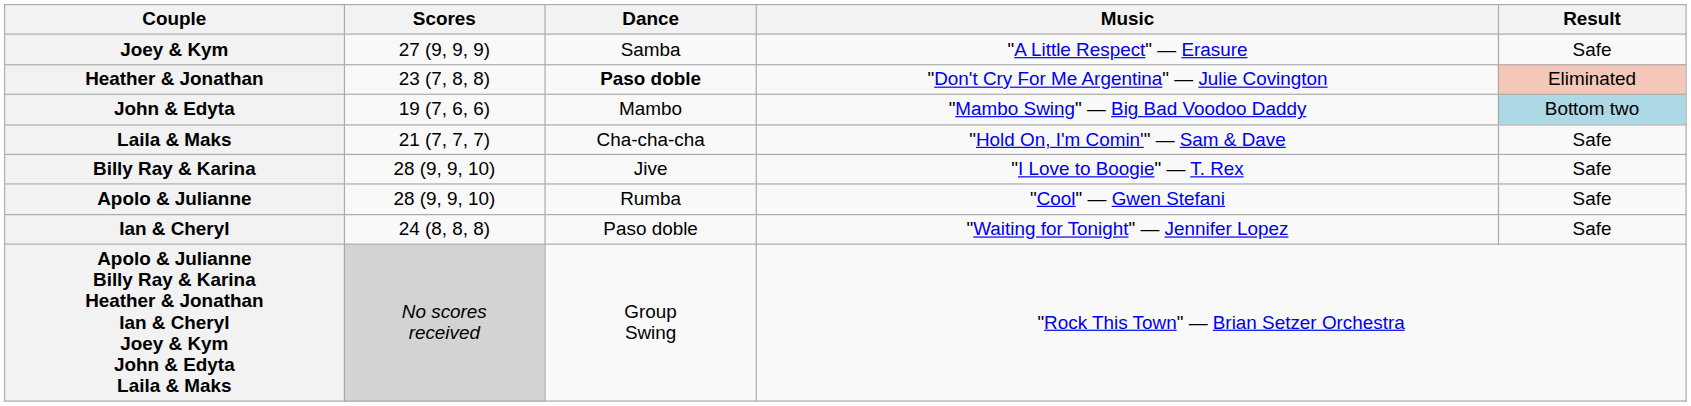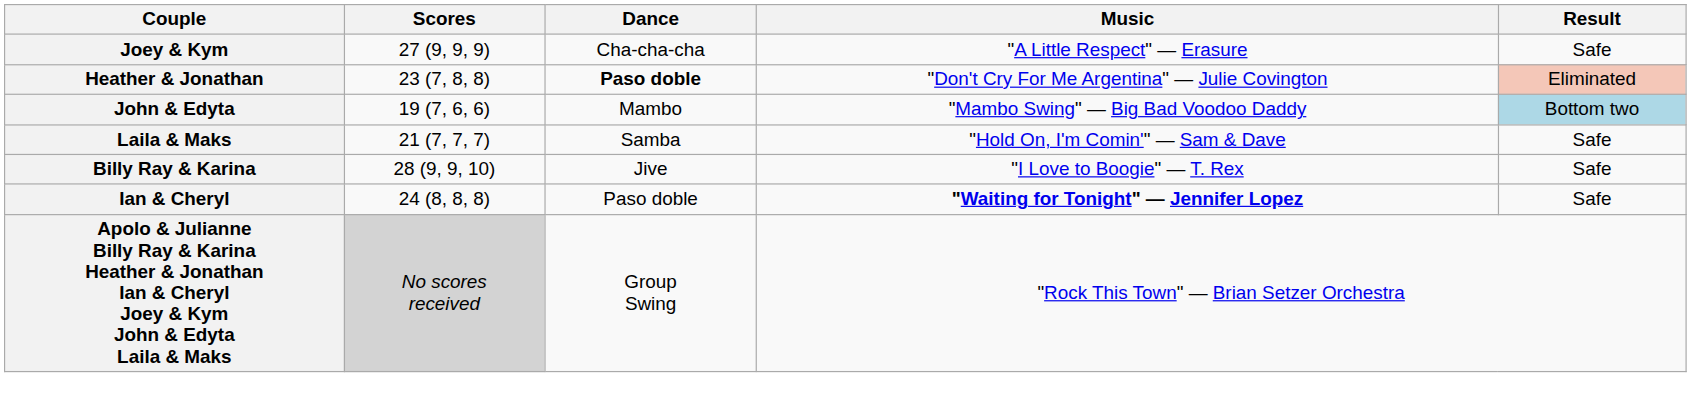(651, 49) Samba -> (651, 49) Cha-cha-cha
(651, 139) Cha-cha-cha -> (651, 139) Samba
- row: (174, 199)
(1127, 229) normal -> (1127, 199) bold
